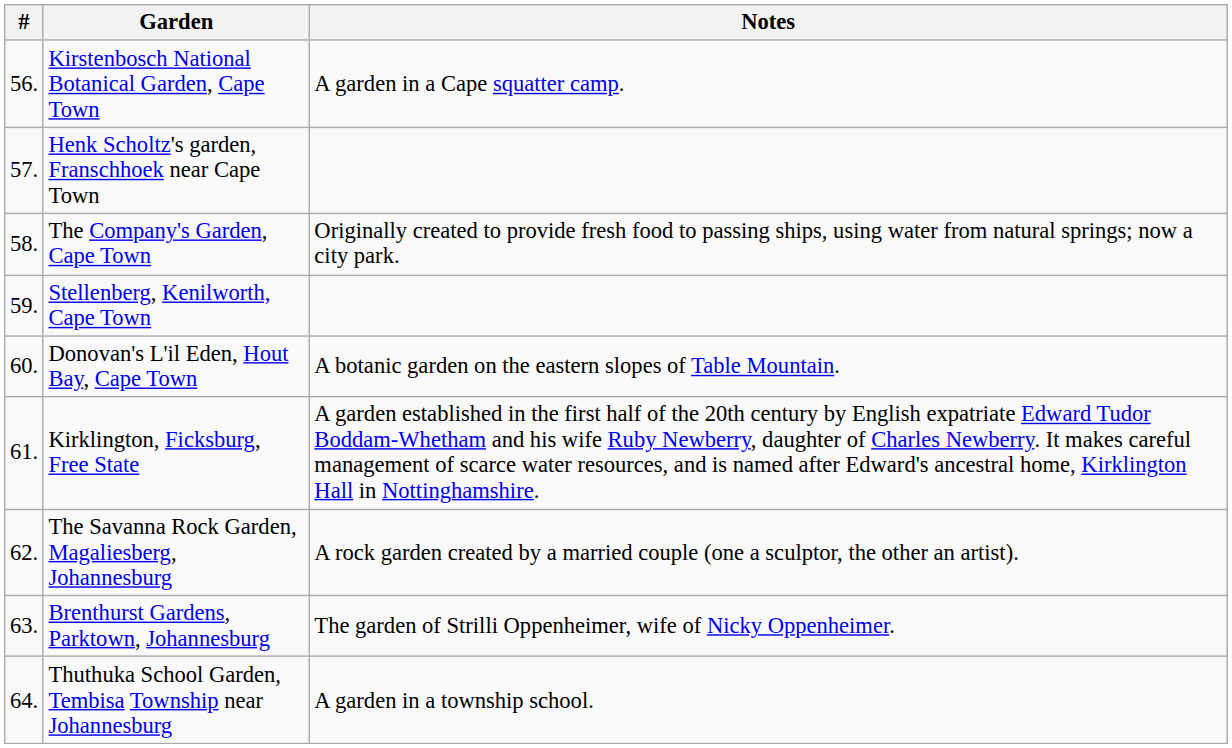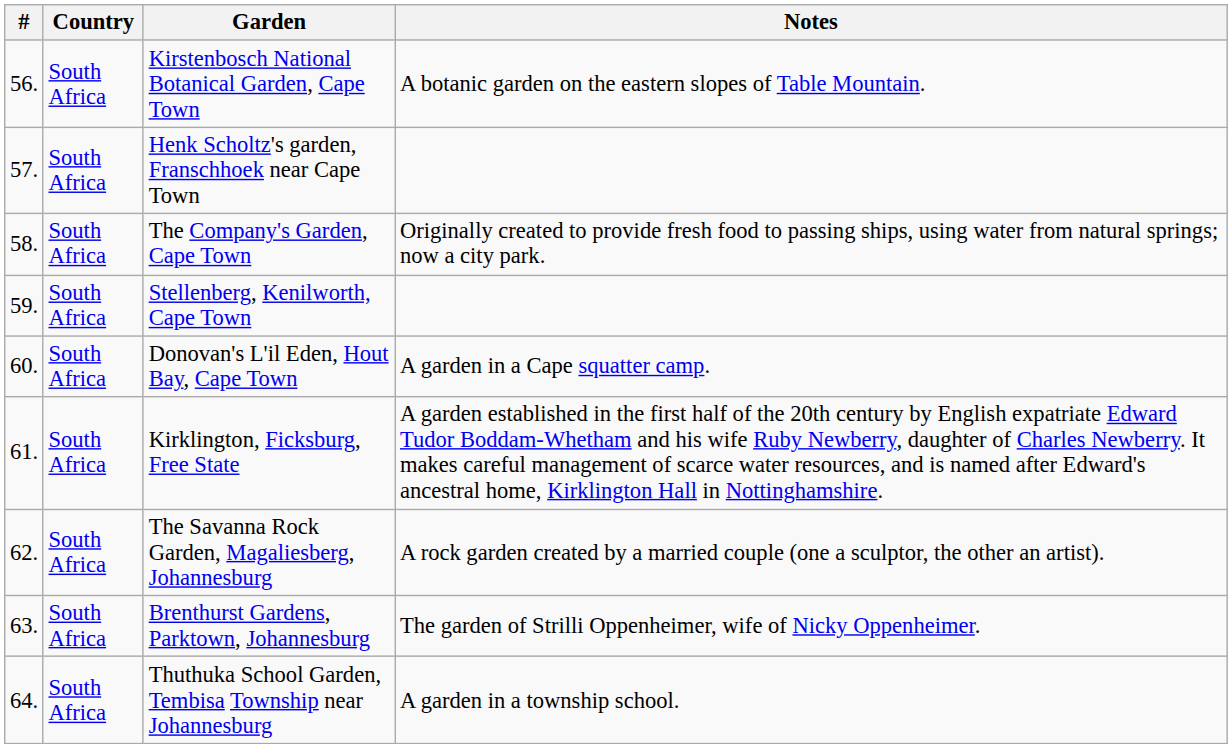+ column: (93, 22)
(469, 83) A garden in a Cape squatter camp. -> (663, 83) A botanic garden on the eastern slopes of Table Mountain.
(577, 366) A botanic garden on the eastern slopes of Table Mountain. -> (555, 366) A garden in a Cape squatter camp.
